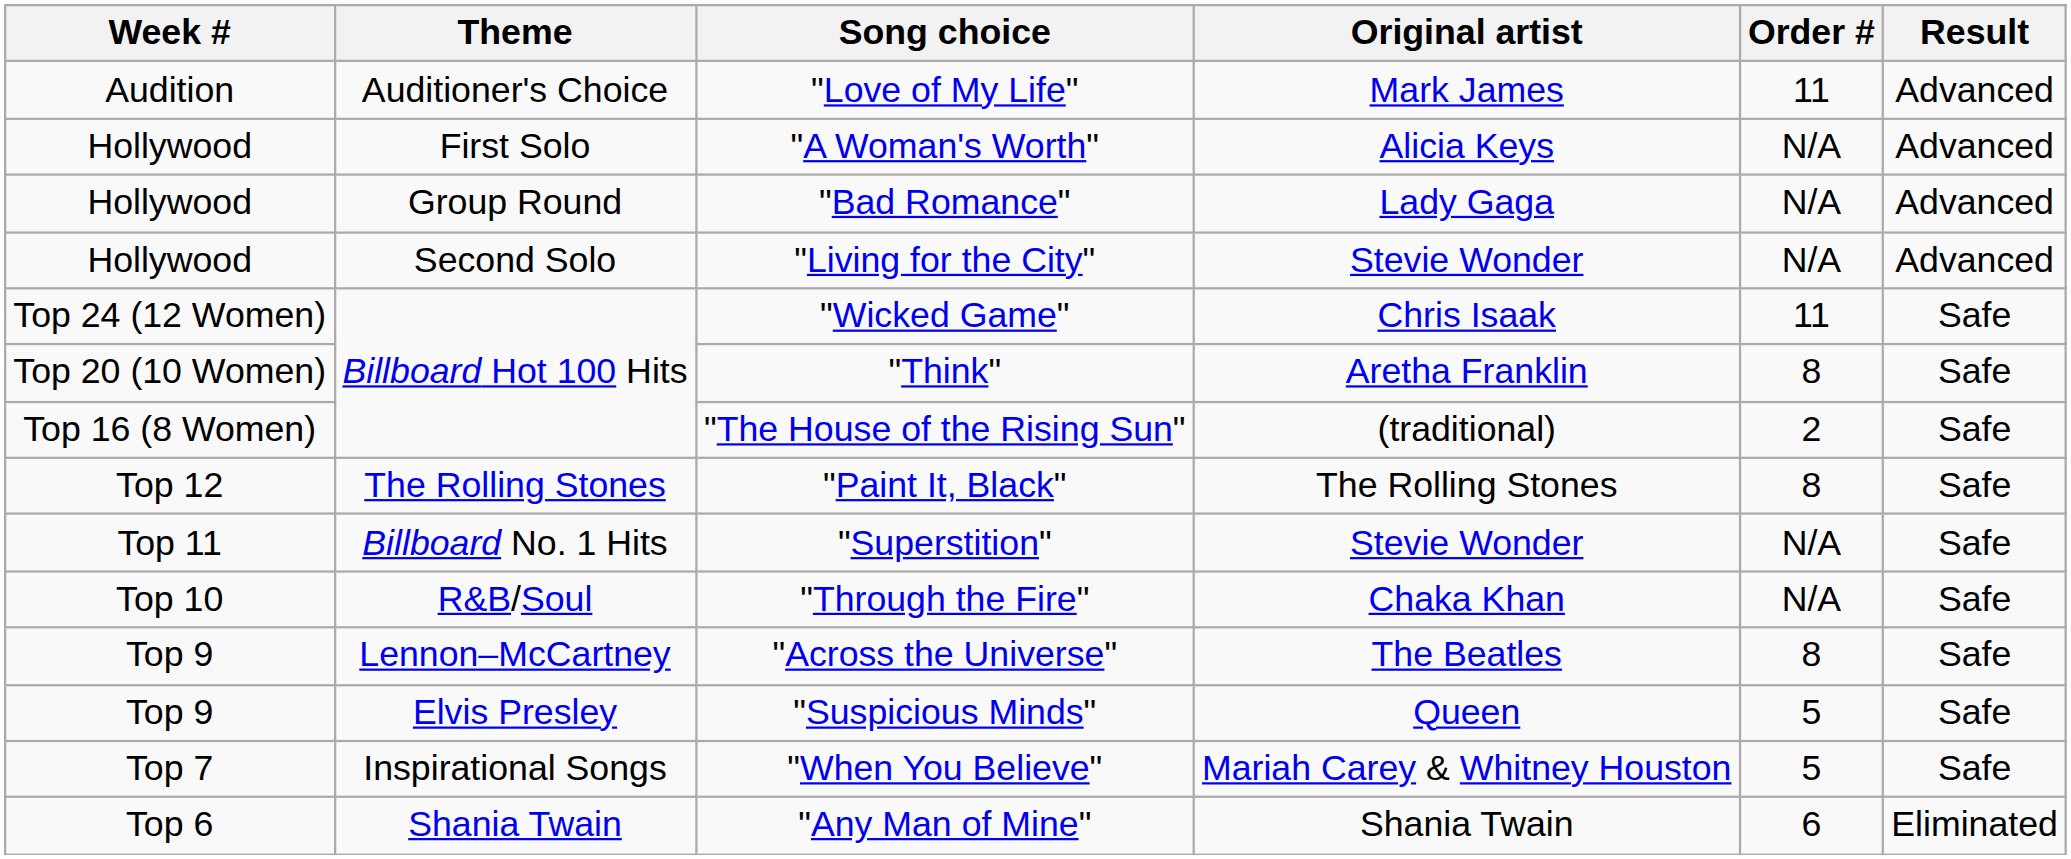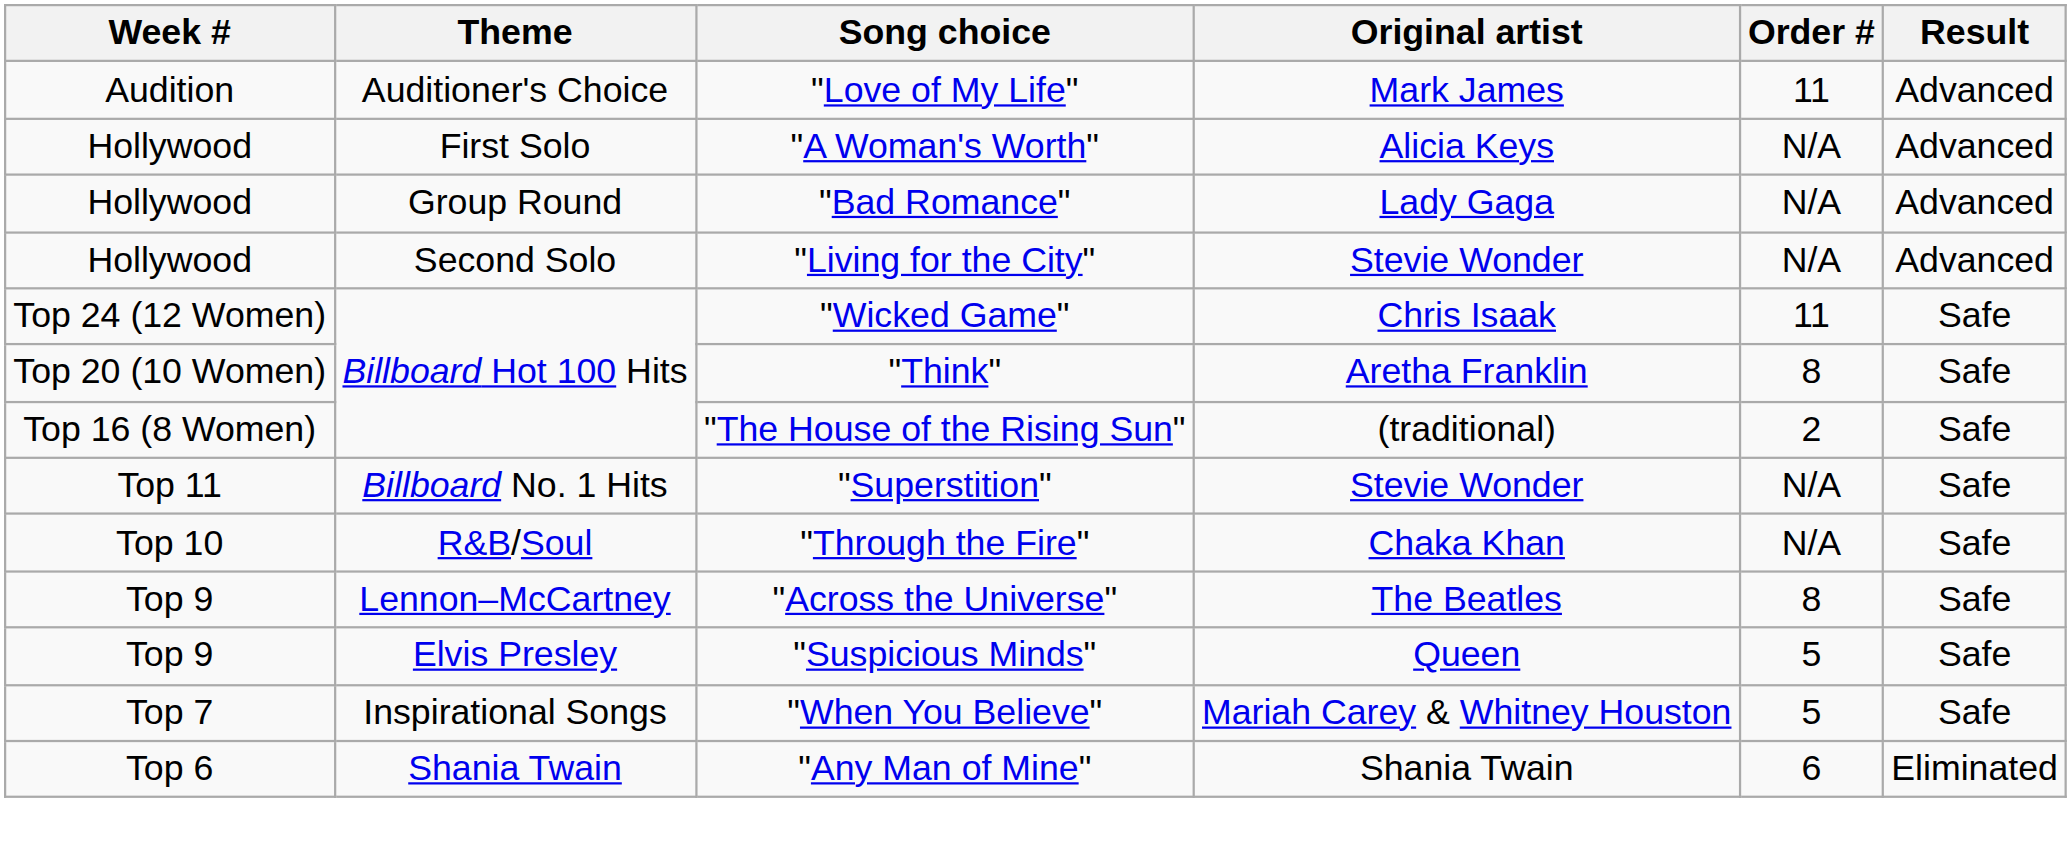- row: (945, 485)
